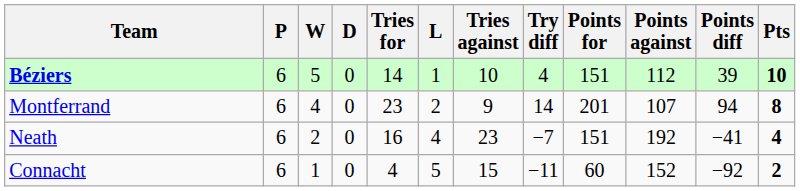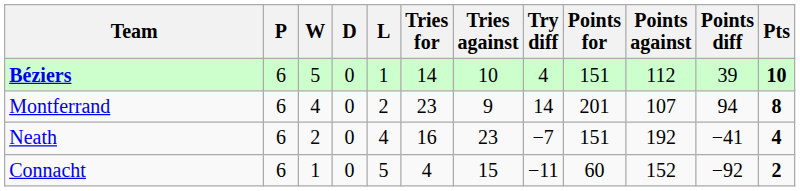columns swapped: (436, 31) <-> (393, 31)
